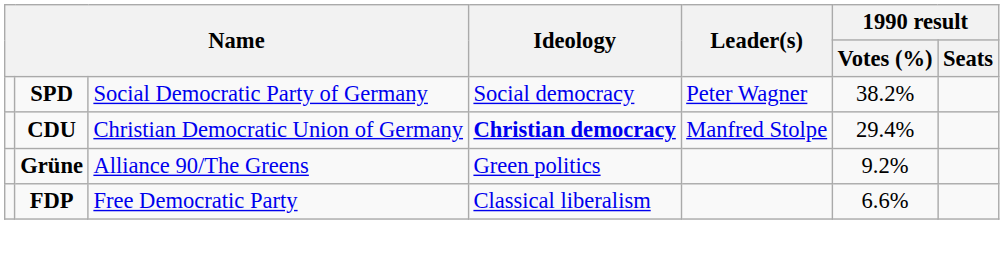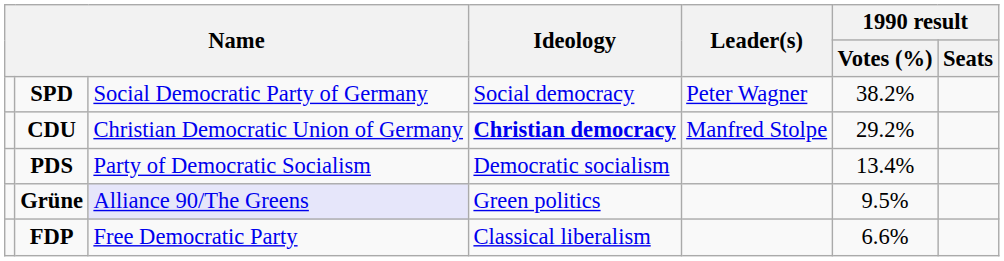(885, 129) 29.4% -> (885, 129) 29.2%
+ row: (52, 165)
(201, 165) no background -> (201, 201) lavender background
(885, 165) 9.2% -> (885, 201) 9.5%
